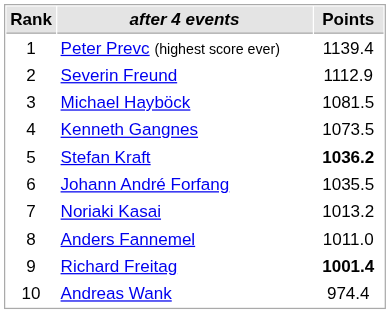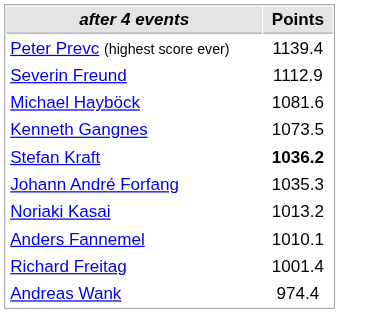- column: (31, 19)
(348, 103) 1081.5 -> (298, 103) 1081.6
(348, 184) 1035.5 -> (298, 184) 1035.3
(348, 239) 1011.0 -> (298, 239) 1010.1
(348, 266) bold -> (298, 266) normal
